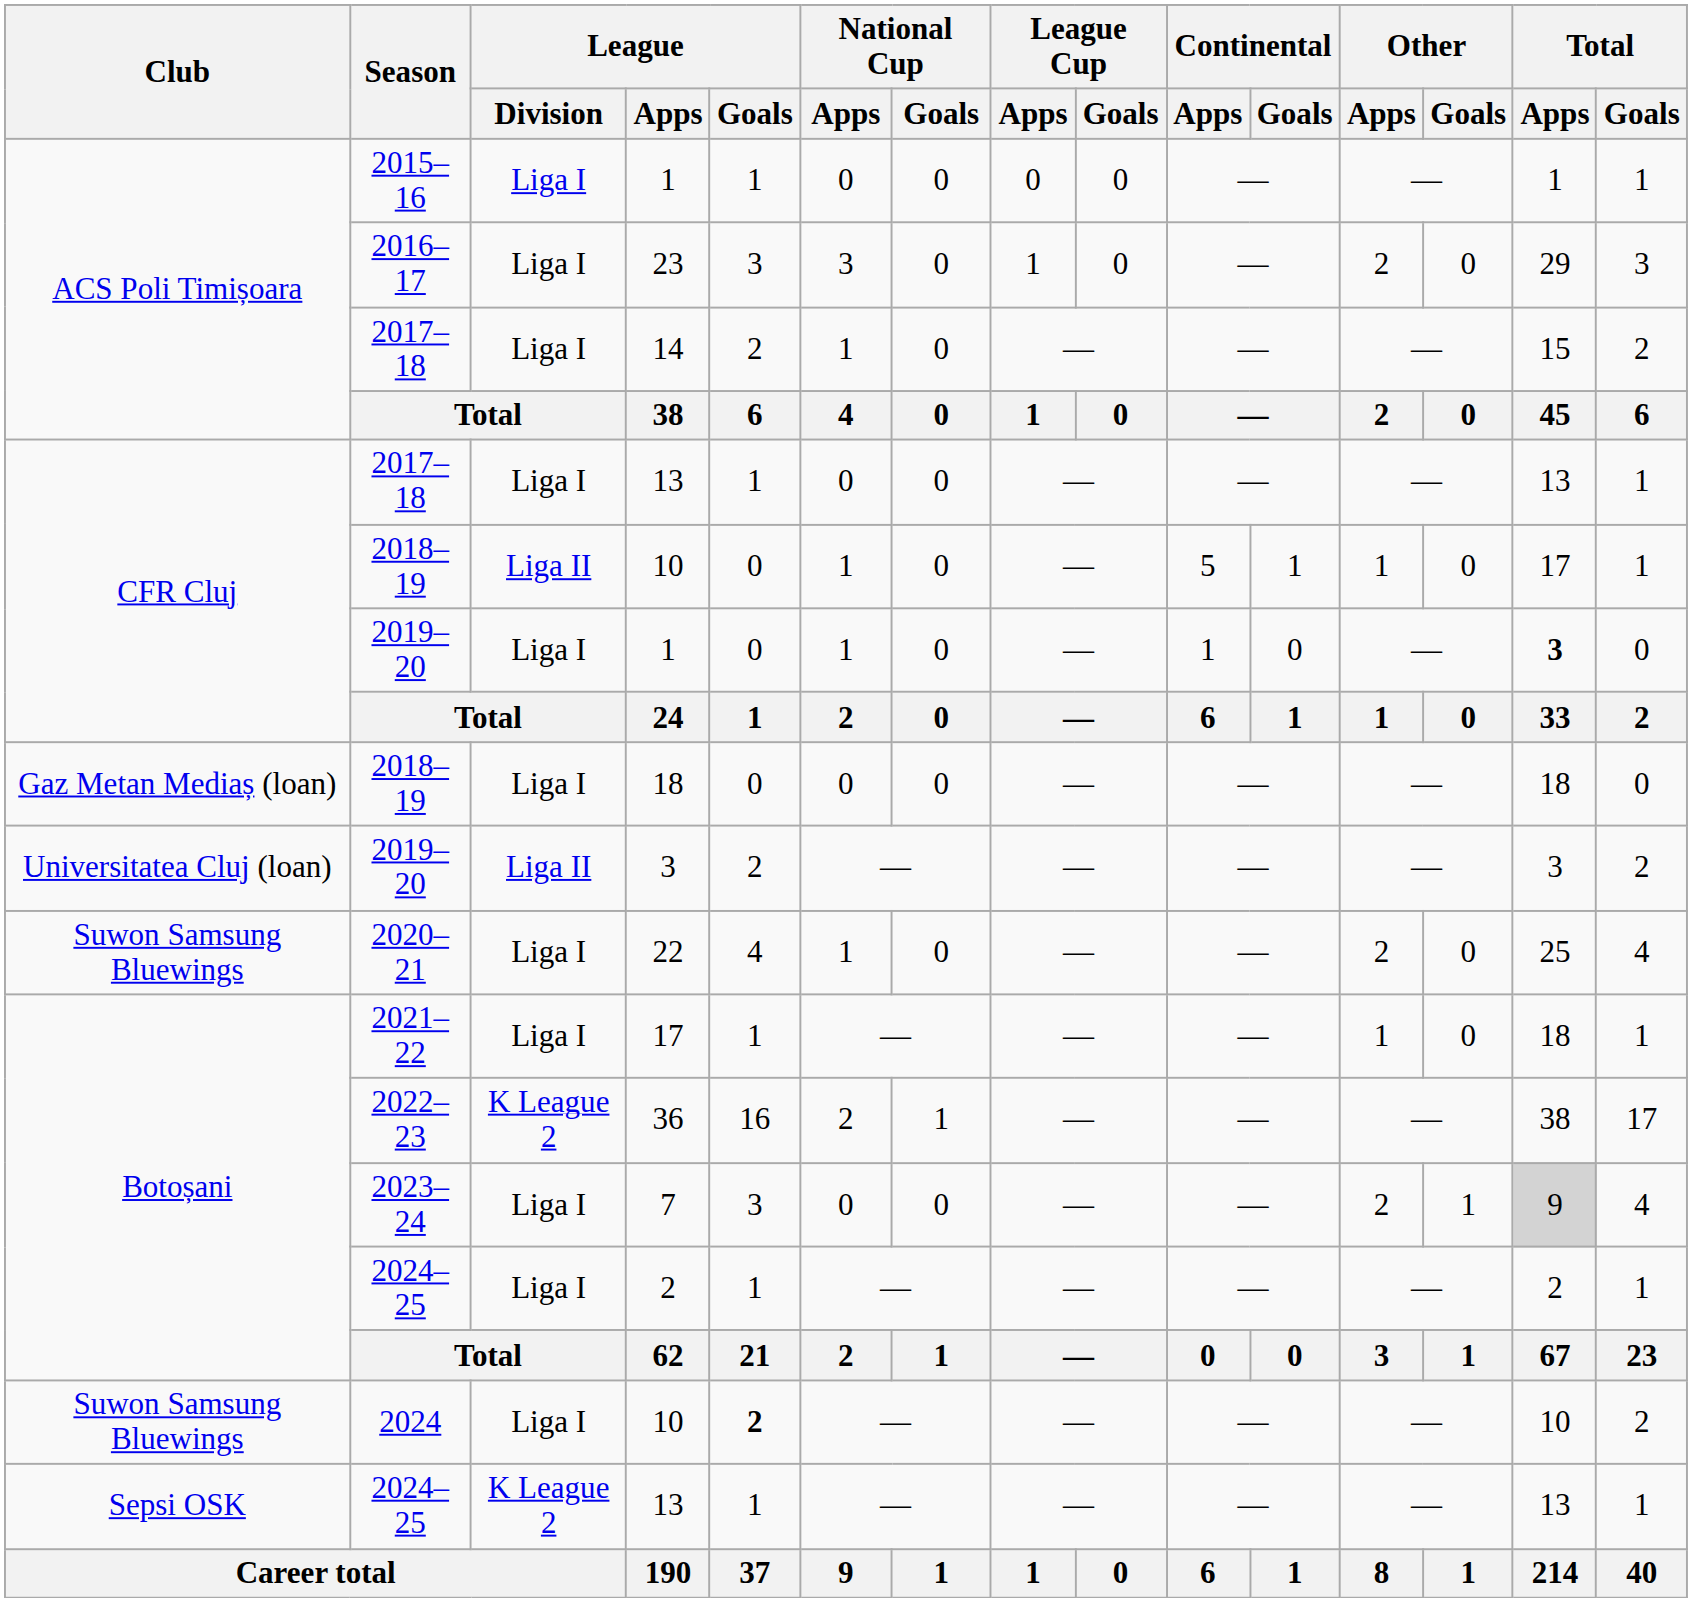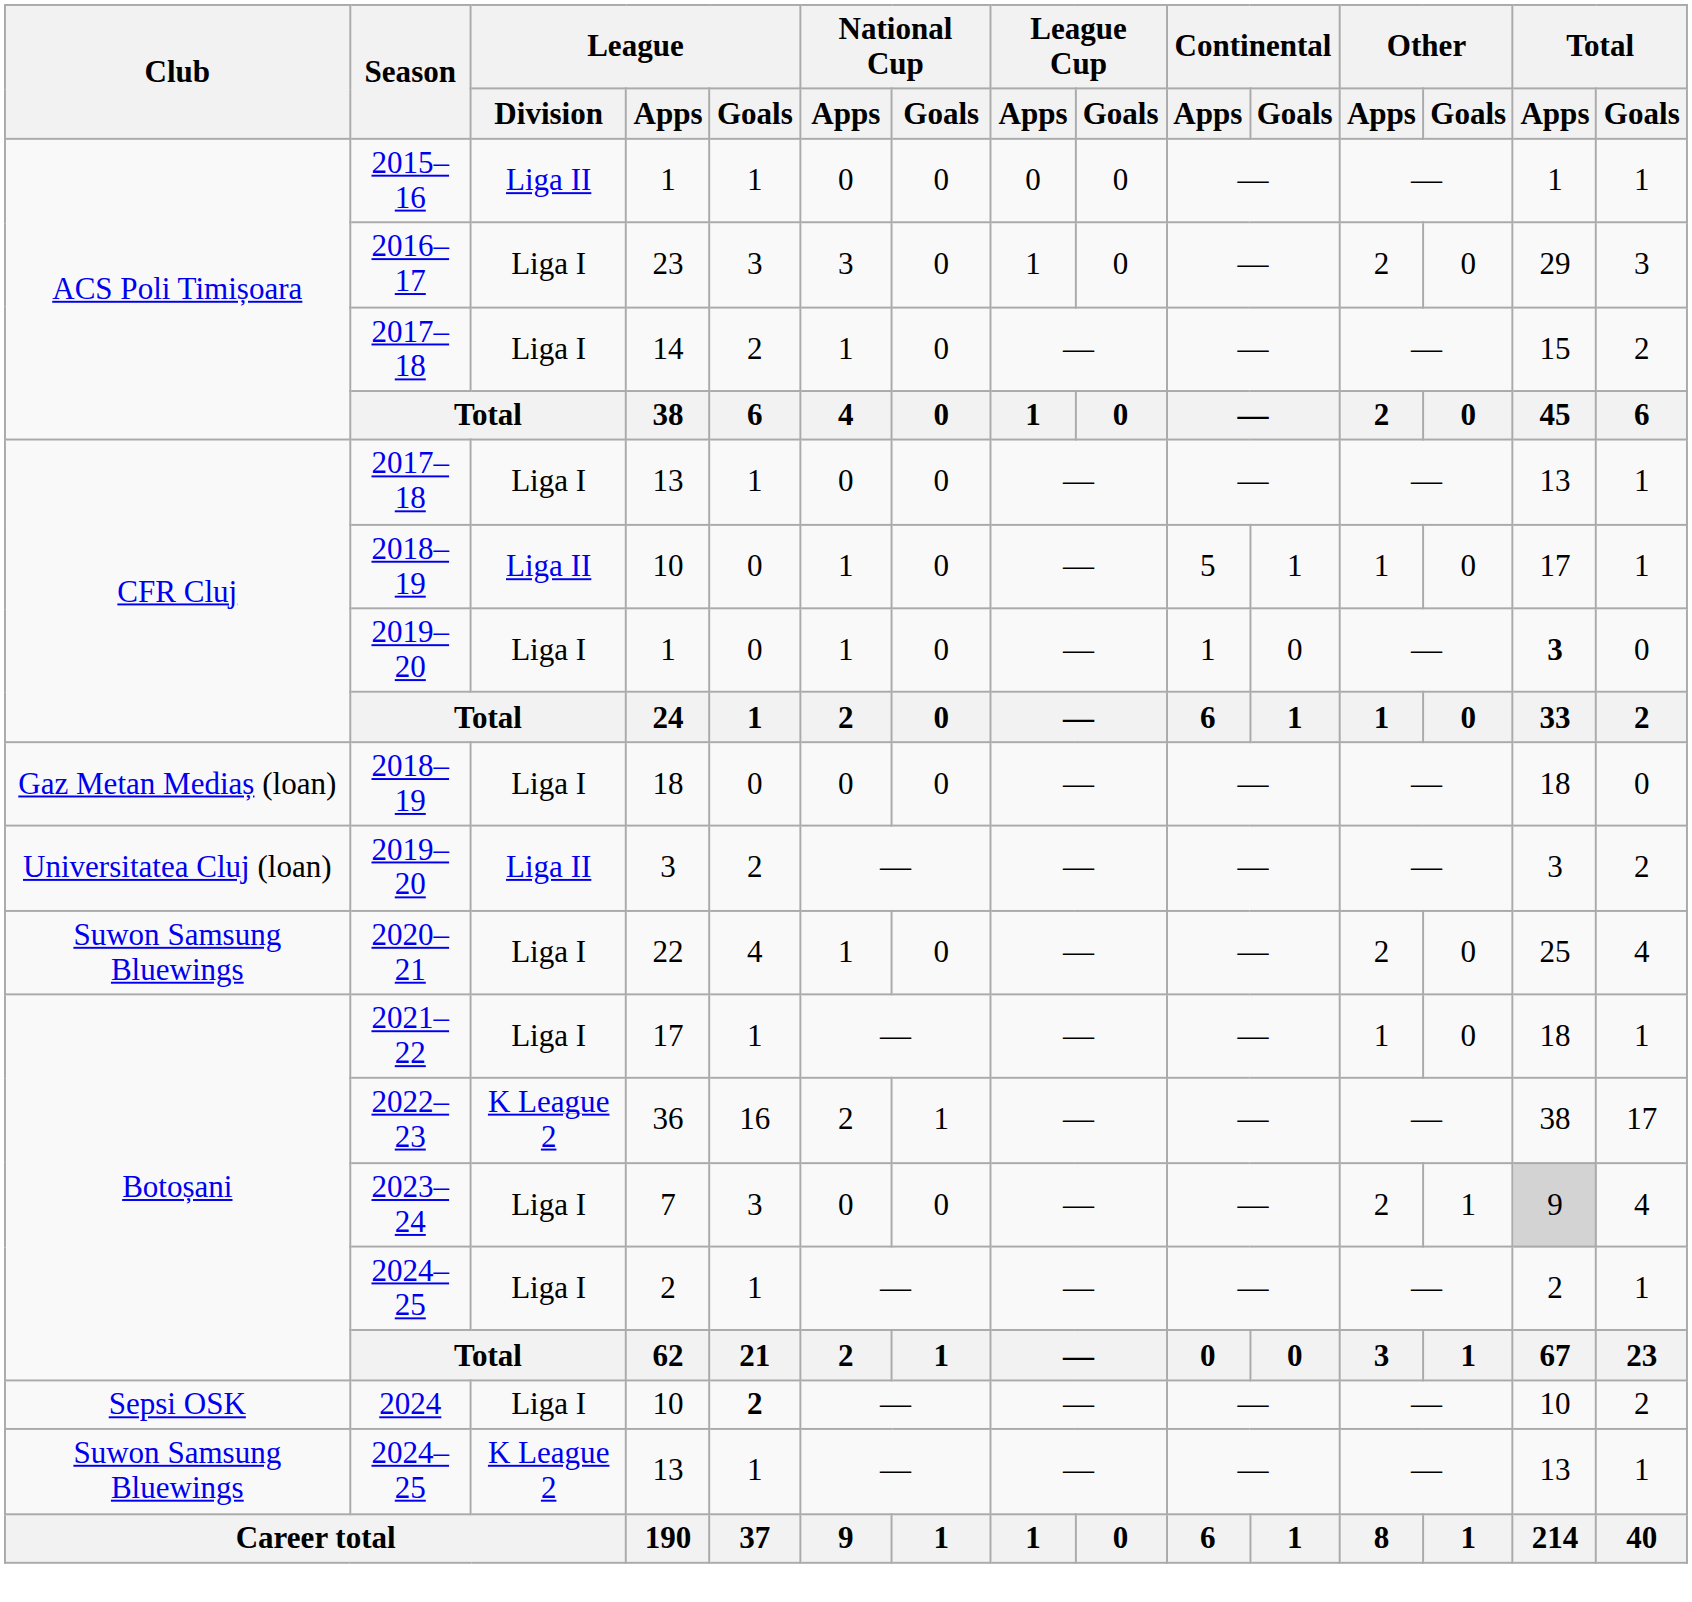(549, 179) Liga I -> (549, 179) Liga II
(177, 1421) Suwon Samsung Bluewings -> (177, 1404) Sepsi OSK
(177, 1505) Sepsi OSK -> (177, 1470) Suwon Samsung Bluewings
